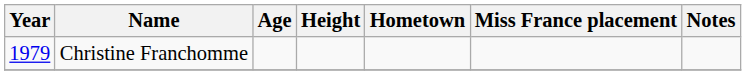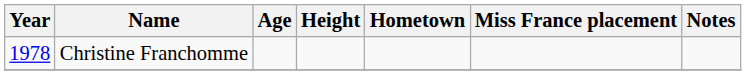(30, 53) 1979 -> (30, 53) 1978
